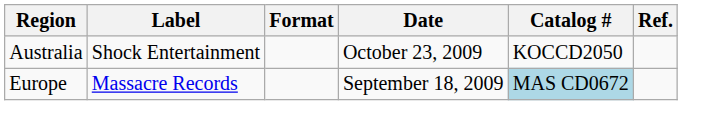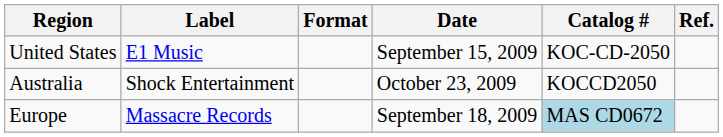+ row: (63, 52)
